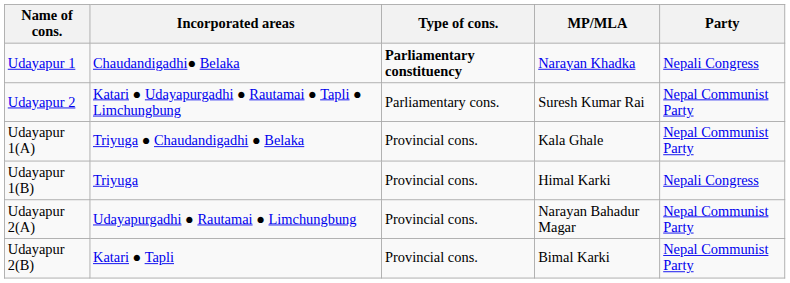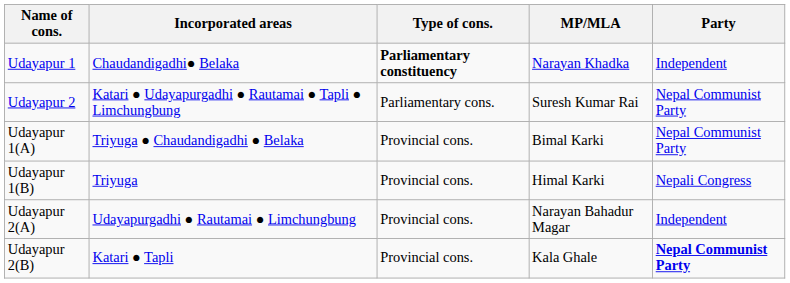(711, 63) Nepali Congress -> (691, 63) Independent
(571, 141) Kala Ghale -> (568, 141) Bimal Karki
(716, 219) Nepal Communist Party -> (691, 219) Independent
(574, 258) Bimal Karki -> (565, 258) Kala Ghale
(716, 258) normal -> (712, 258) bold
